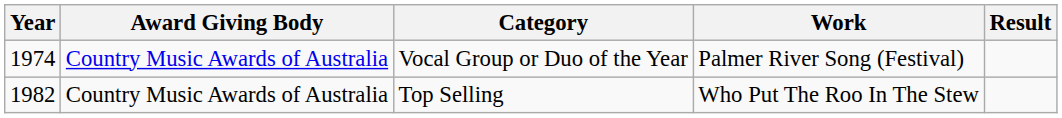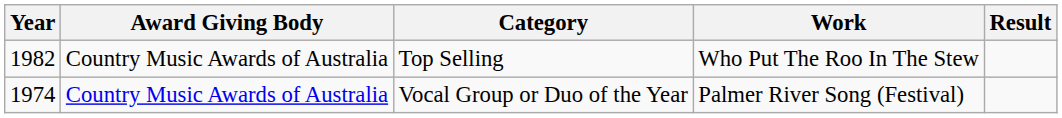rows swapped: (543, 58) <-> (451, 94)
